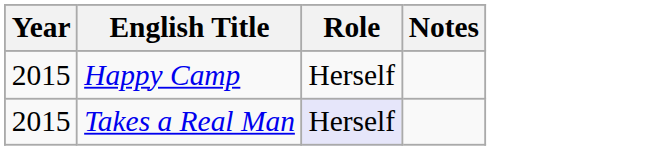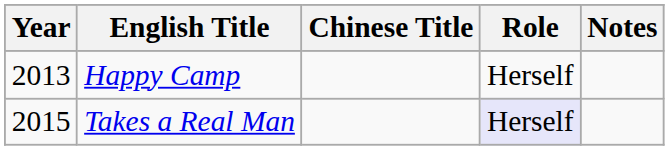+ column: (391, 27)
(41, 74) 2015 -> (41, 74) 2013
